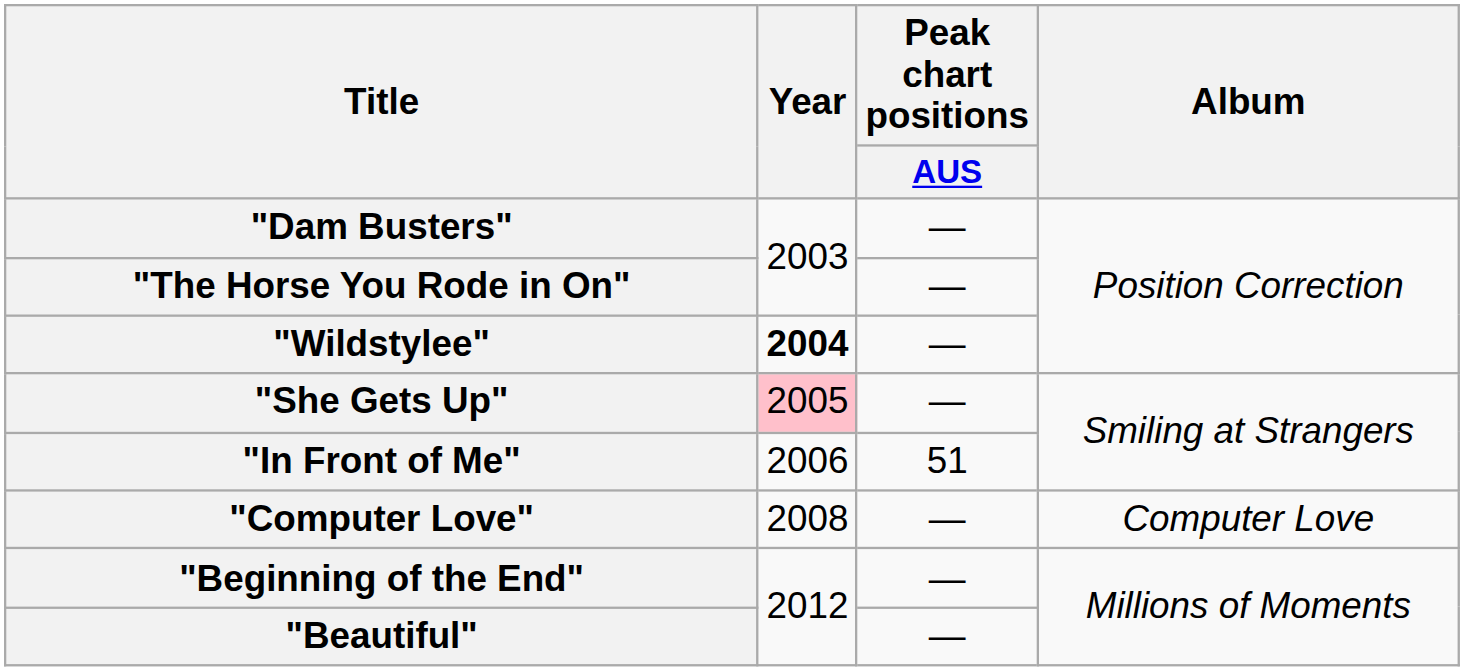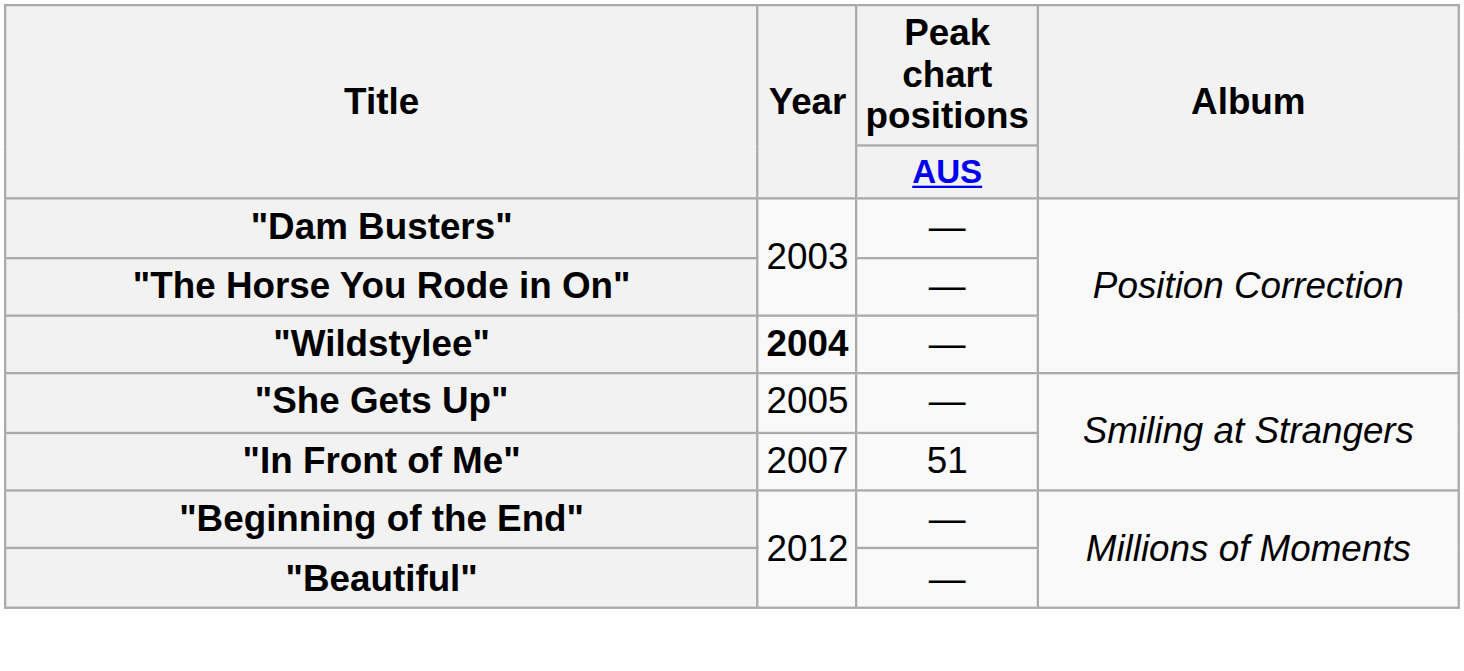(808, 402) pink background -> (808, 402) no background
(808, 460) 2006 -> (808, 460) 2007
- row: (382, 518)
